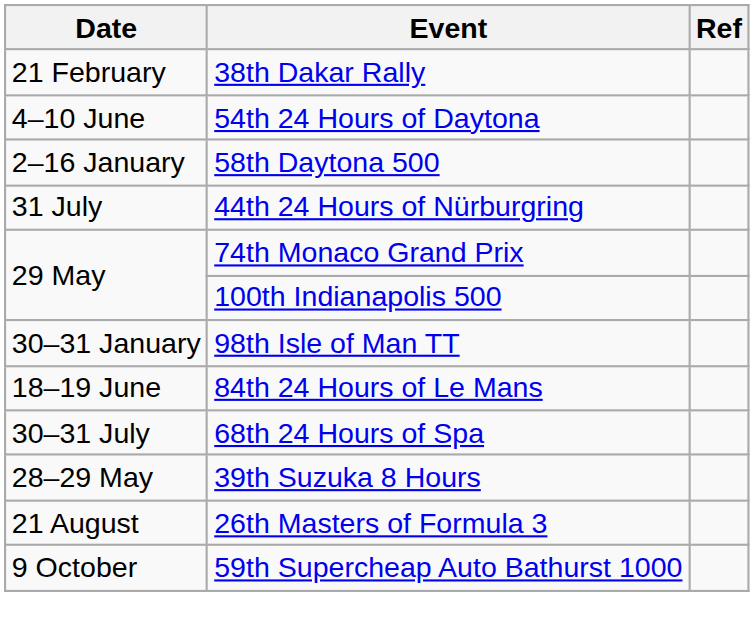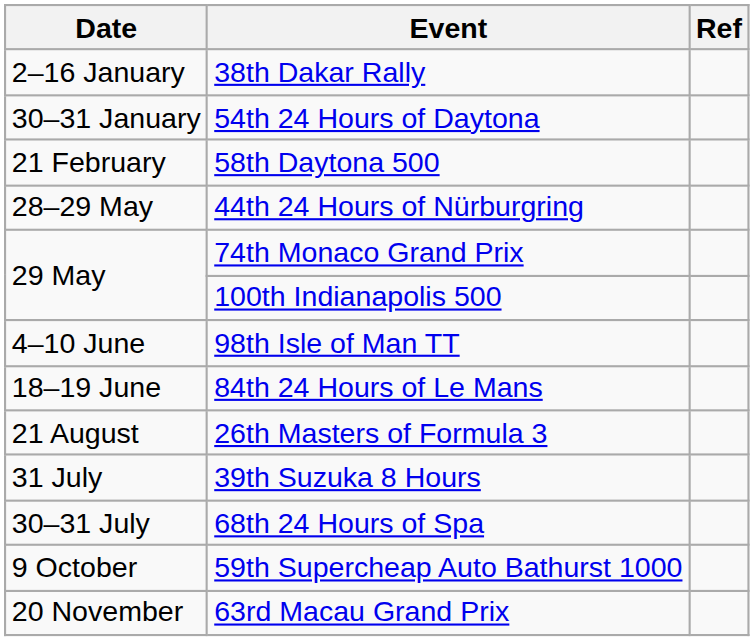(89, 72) 21 February -> (98, 72) 2–16 January
(78, 117) 4–10 June -> (106, 117) 30–31 January
(98, 162) 2–16 January -> (89, 162) 21 February
(57, 207) 31 July -> (82, 207) 28–29 May
(106, 342) 30–31 January -> (78, 342) 4–10 June
rows swapped: (349, 432) <-> (381, 522)
(82, 477) 28–29 May -> (57, 477) 31 July
+ row: (362, 612)
